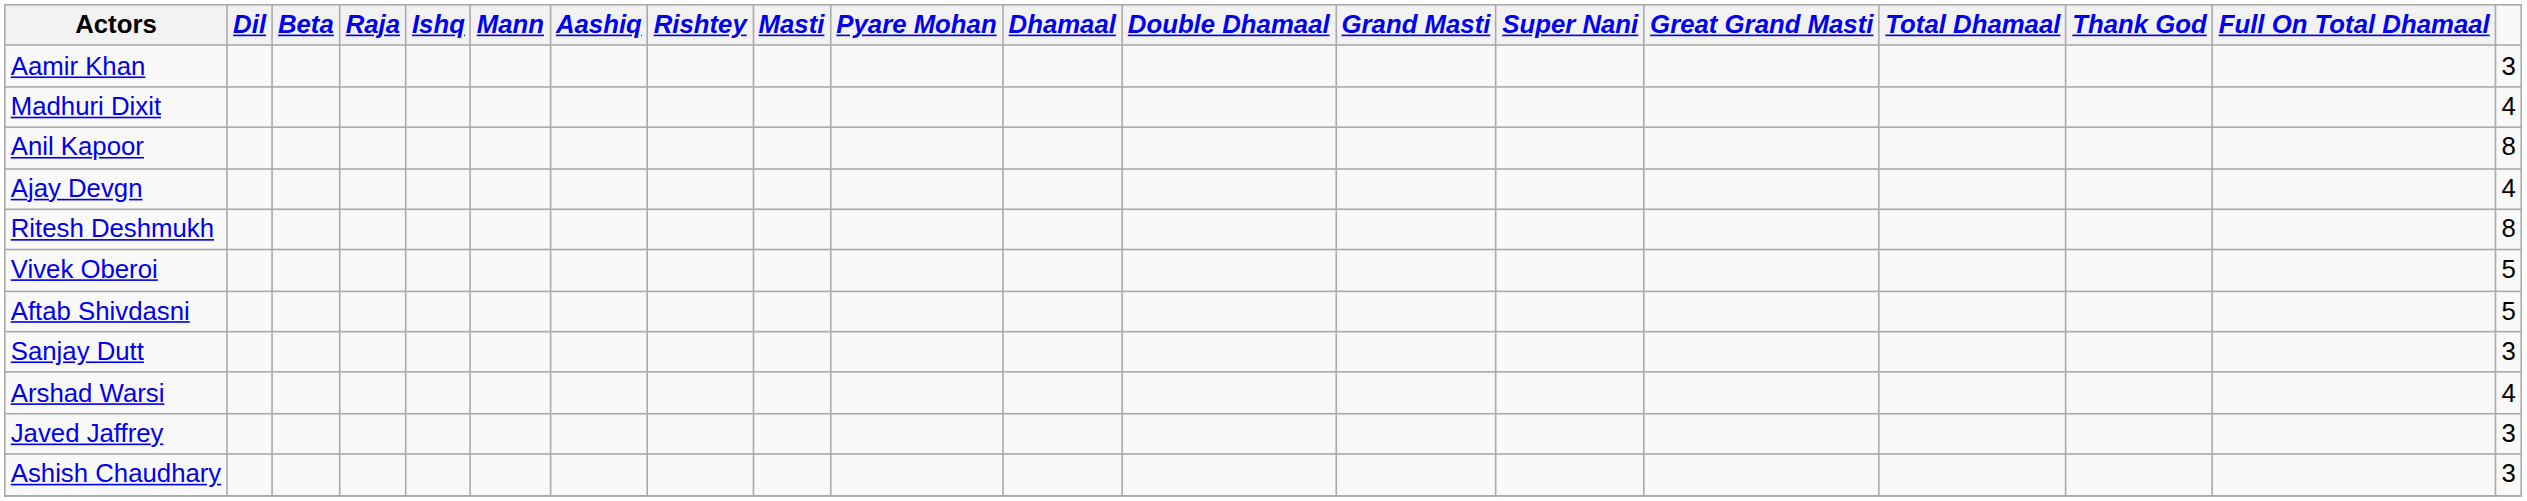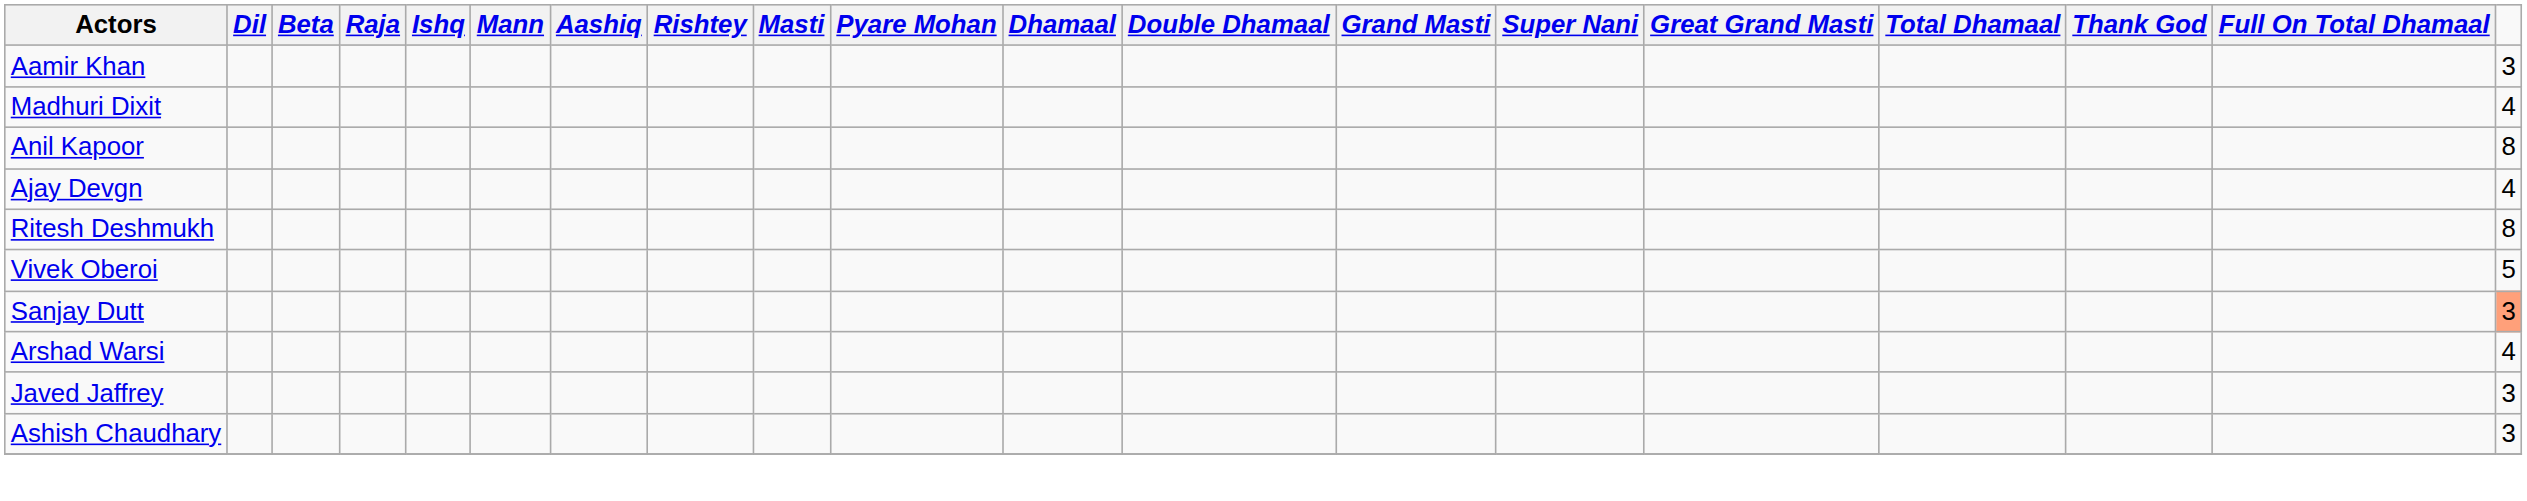- row: (100, 310)
(2509, 351) no background -> (2509, 310) lightsalmon background
